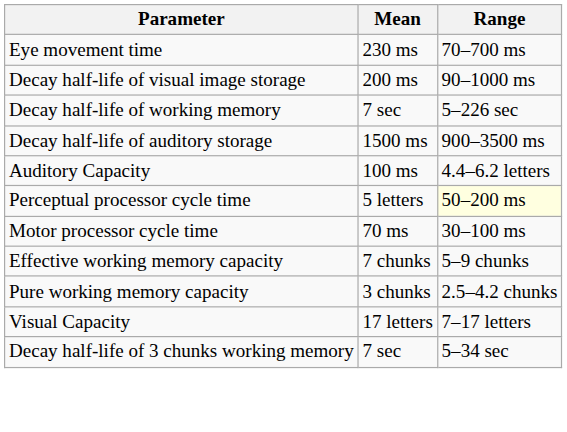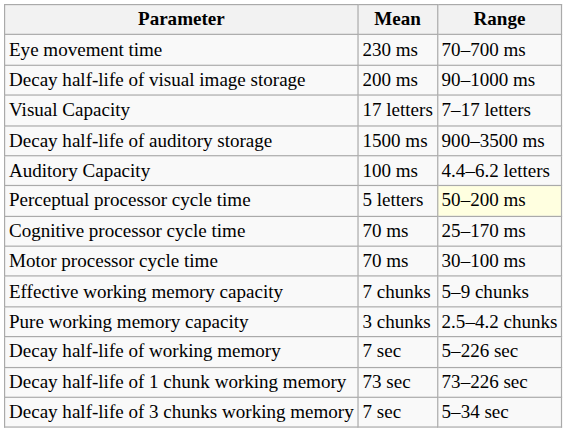rows swapped: (69, 321) <-> (145, 110)
+ row: (127, 230)
+ row: (178, 381)
